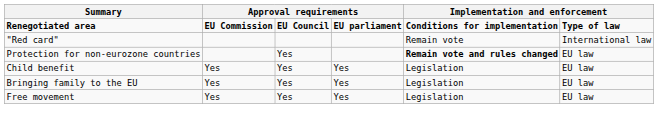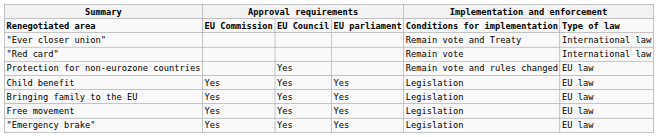+ row: (56, 40)
(482, 54) bold -> (482, 68) normal
+ row: (51, 125)
